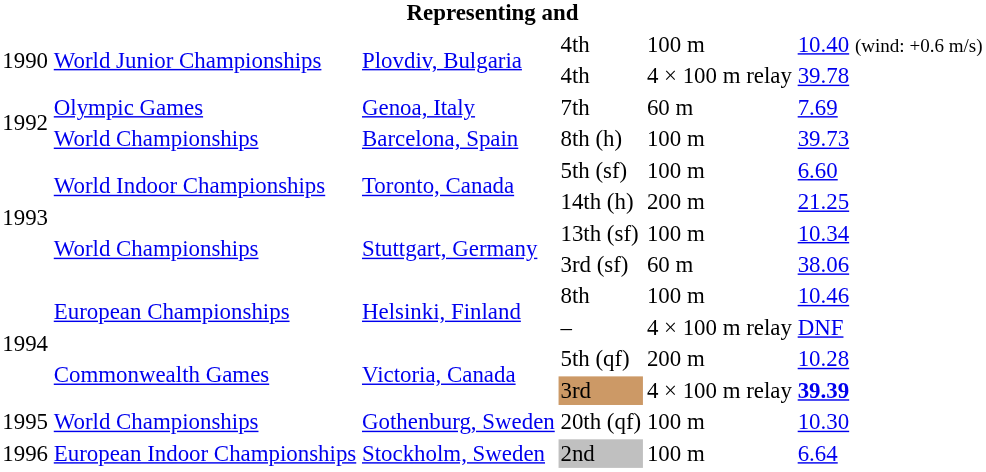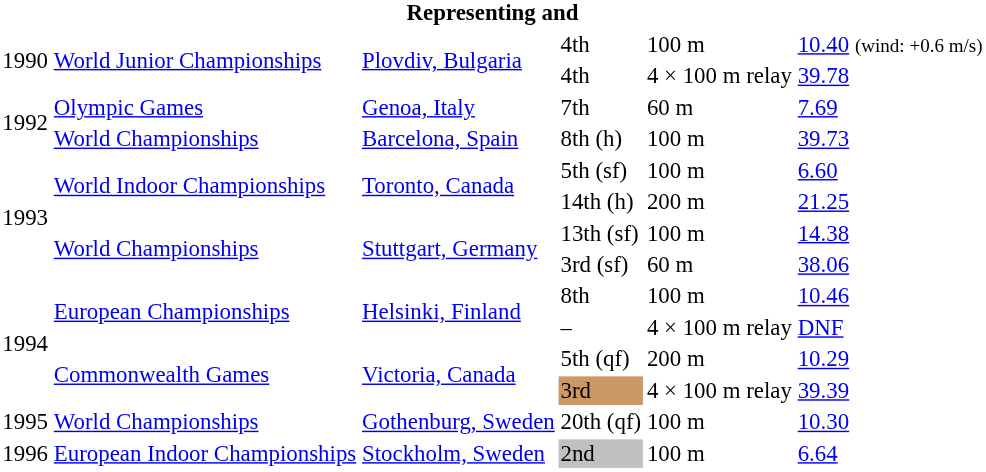(823, 233) 10.34 -> (823, 233) 14.38
(823, 359) 10.28 -> (823, 359) 10.29
(823, 390) bold -> (823, 390) normal
